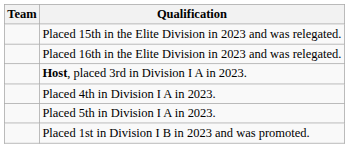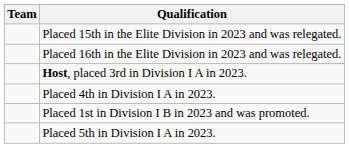rows swapped: (129, 113) <-> (176, 133)
